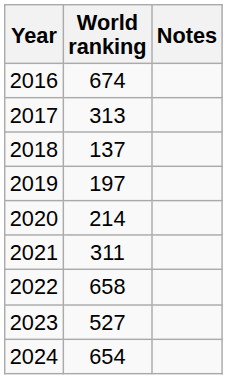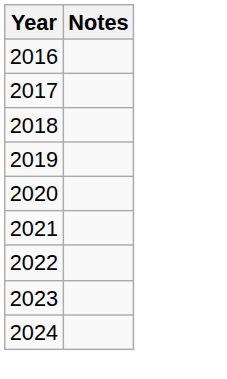- column: (107, 34)
